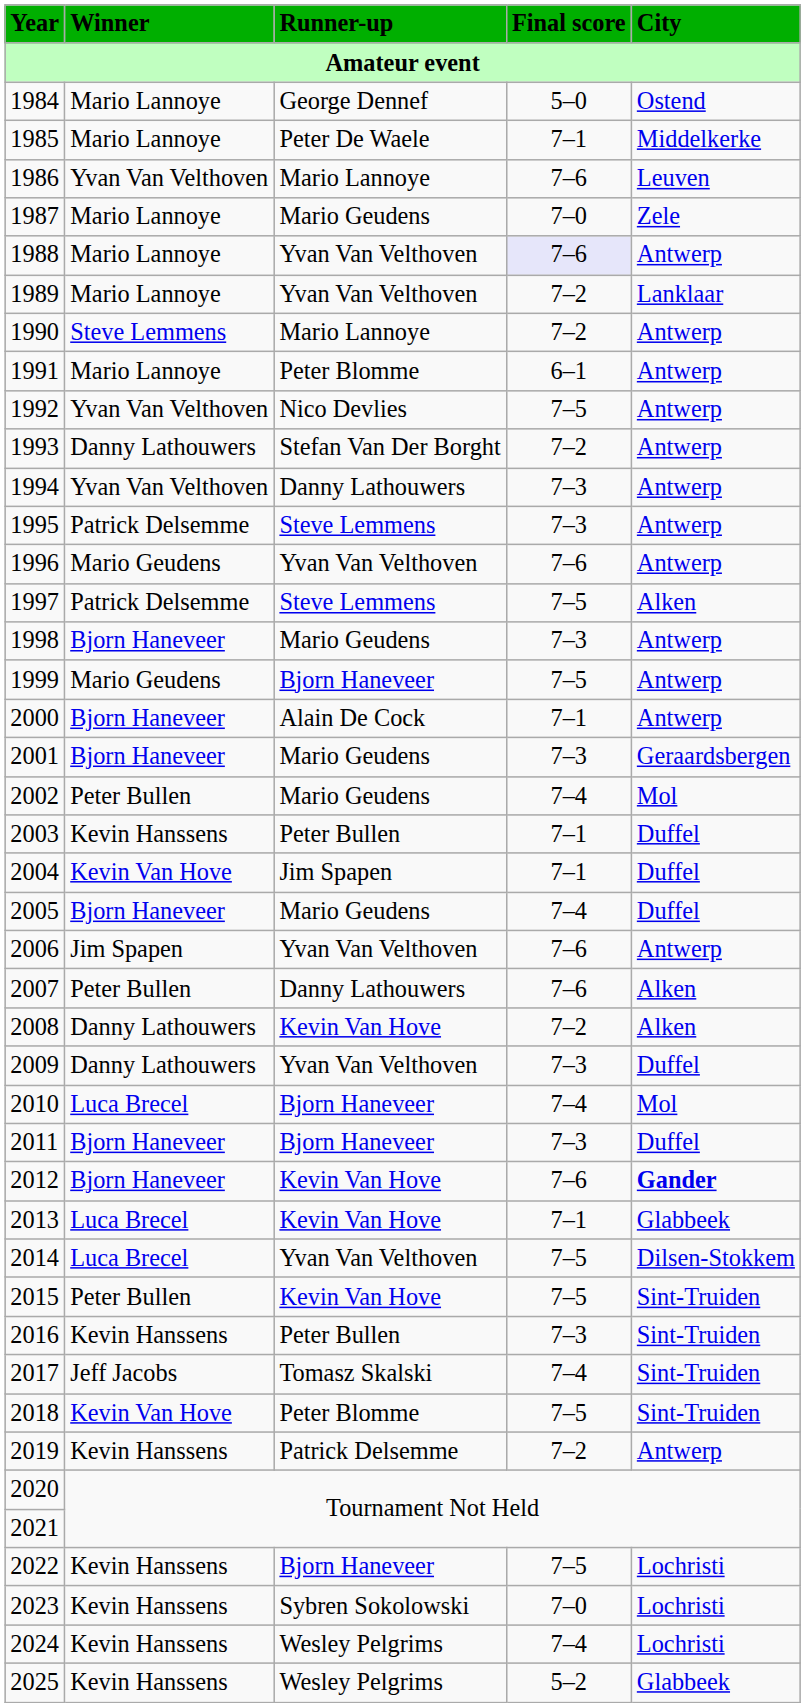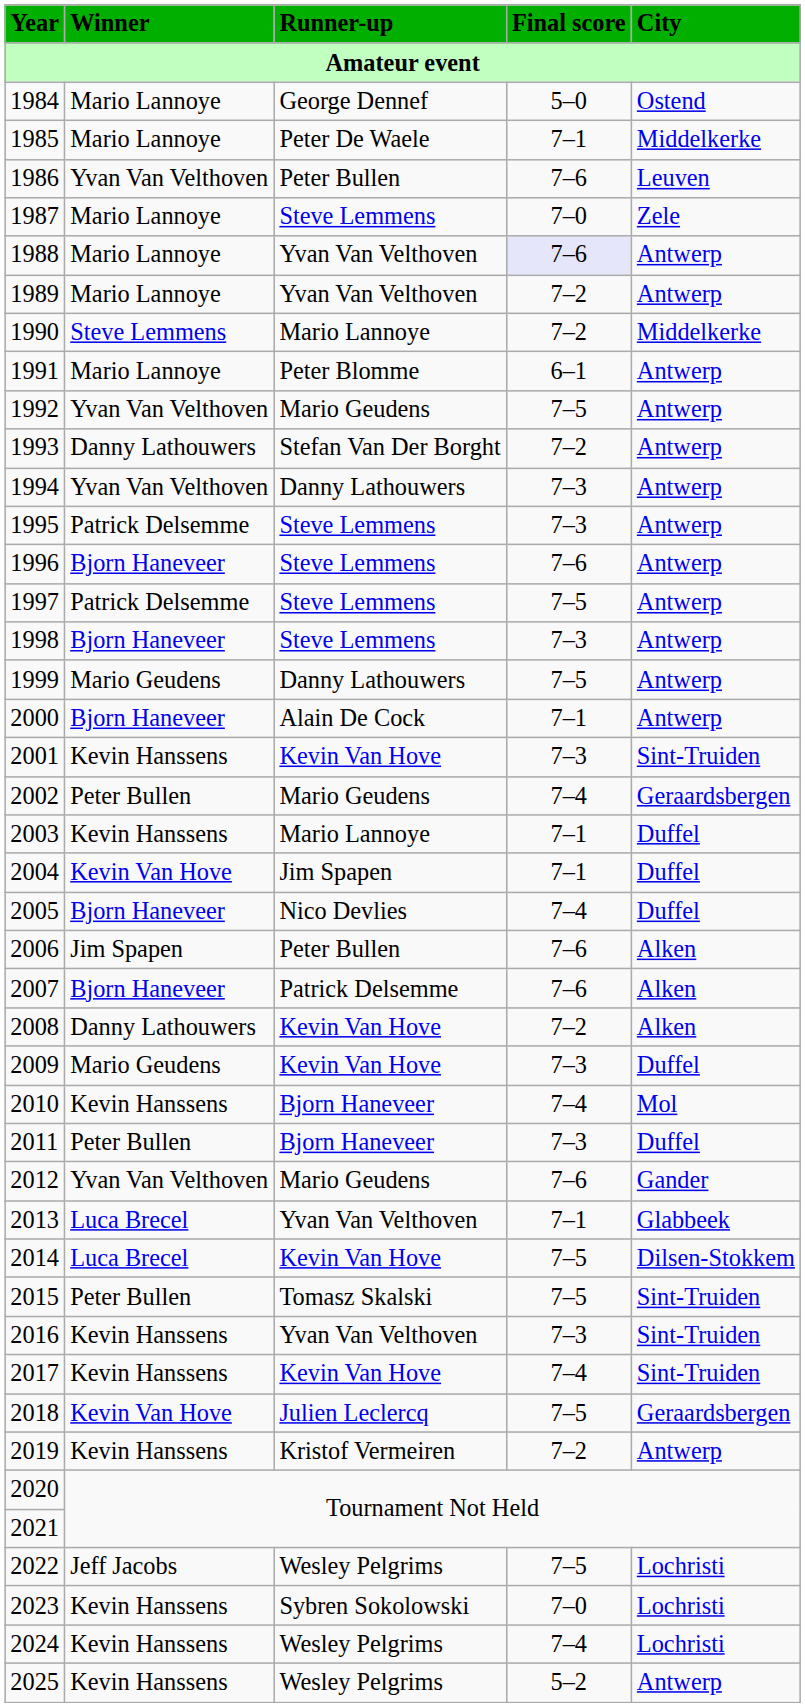(355, 178) Mario Lannoye -> (340, 178) Peter Bullen
(355, 216) Mario Geudens -> (357, 216) Steve Lemmens
(680, 293) Lanklaar -> (679, 293) Antwerp
(679, 332) Antwerp -> (699, 332) Middelkerke
(343, 409) Nico Devlies -> (355, 409) Mario Geudens
(146, 563) Mario Geudens -> (148, 563) Bjorn Haneveer
(378, 563) Yvan Van Velthoven -> (357, 563) Steve Lemmens
(667, 602) Alken -> (679, 602) Antwerp
(355, 640) Mario Geudens -> (357, 640) Steve Lemmens
(357, 679) Bjorn Haneveer -> (372, 679) Danny Lathouwers
(148, 756) Bjorn Haneveer -> (149, 756) Kevin Hanssens
(355, 756) Mario Geudens -> (360, 756) Kevin Van Hove
(714, 756) Geraardsbergen -> (699, 756) Sint-Truiden
(657, 795) Mol -> (714, 795) Geraardsbergen
(340, 833) Peter Bullen -> (355, 833) Mario Lannoye
(355, 910) Mario Geudens -> (343, 910) Nico Devlies
(378, 949) Yvan Van Velthoven -> (340, 949) Peter Bullen
(679, 949) Antwerp -> (667, 949) Alken
(131, 988) Peter Bullen -> (148, 988) Bjorn Haneveer
(372, 988) Danny Lathouwers -> (369, 988) Patrick Delsemme
(163, 1065) Danny Lathouwers -> (146, 1065) Mario Geudens
(378, 1065) Yvan Van Velthoven -> (360, 1065) Kevin Van Hove
(129, 1103) Luca Brecel -> (149, 1103) Kevin Hanssens
(148, 1142) Bjorn Haneveer -> (131, 1142) Peter Bullen
(148, 1180) Bjorn Haneveer -> (169, 1180) Yvan Van Velthoven
(360, 1180) Kevin Van Hove -> (355, 1180) Mario Geudens
(677, 1180) bold -> (673, 1180) normal
(360, 1219) Kevin Van Hove -> (378, 1219) Yvan Van Velthoven
(378, 1258) Yvan Van Velthoven -> (360, 1258) Kevin Van Hove
(360, 1296) Kevin Van Hove -> (356, 1296) Tomasz Skalski
(340, 1335) Peter Bullen -> (378, 1335) Yvan Van Velthoven
(124, 1373) Jeff Jacobs -> (149, 1373) Kevin Hanssens
(356, 1373) Tomasz Skalski -> (360, 1373) Kevin Van Hove
(349, 1412) Peter Blomme -> (354, 1412) Julien Leclercq
(699, 1412) Sint-Truiden -> (714, 1412) Geraardsbergen
(369, 1450) Patrick Delsemme -> (367, 1450) Kristof Vermeiren
(149, 1566) Kevin Hanssens -> (124, 1566) Jeff Jacobs
(357, 1566) Bjorn Haneveer -> (361, 1566) Wesley Pelgrims
(683, 1682) Glabbeek -> (679, 1682) Antwerp
